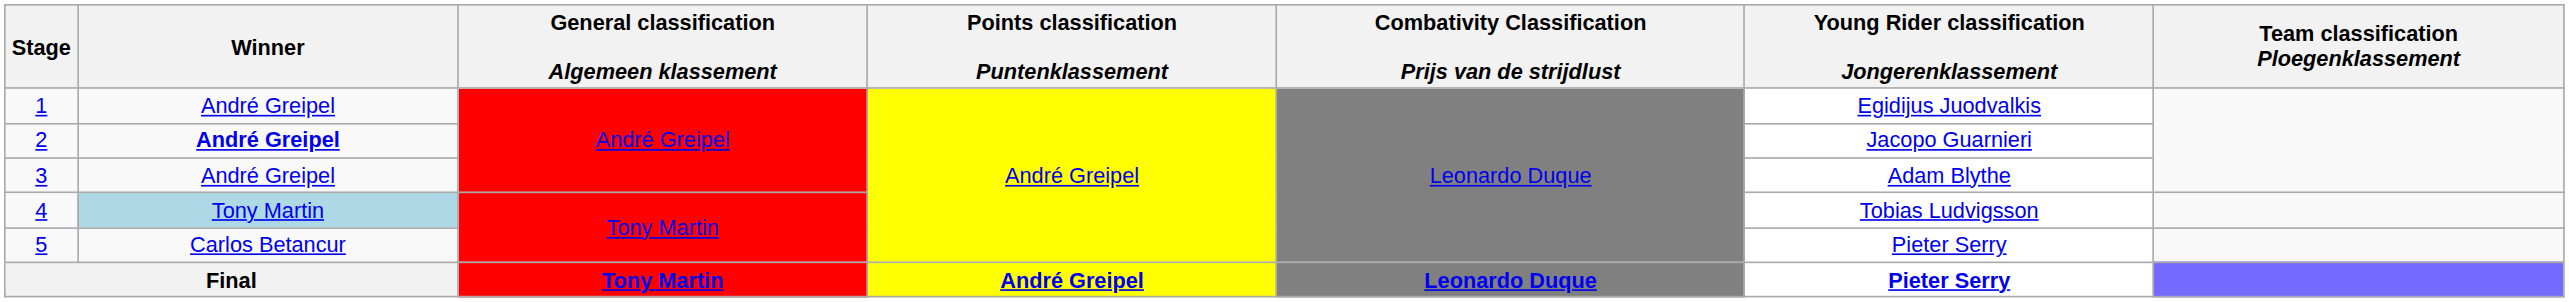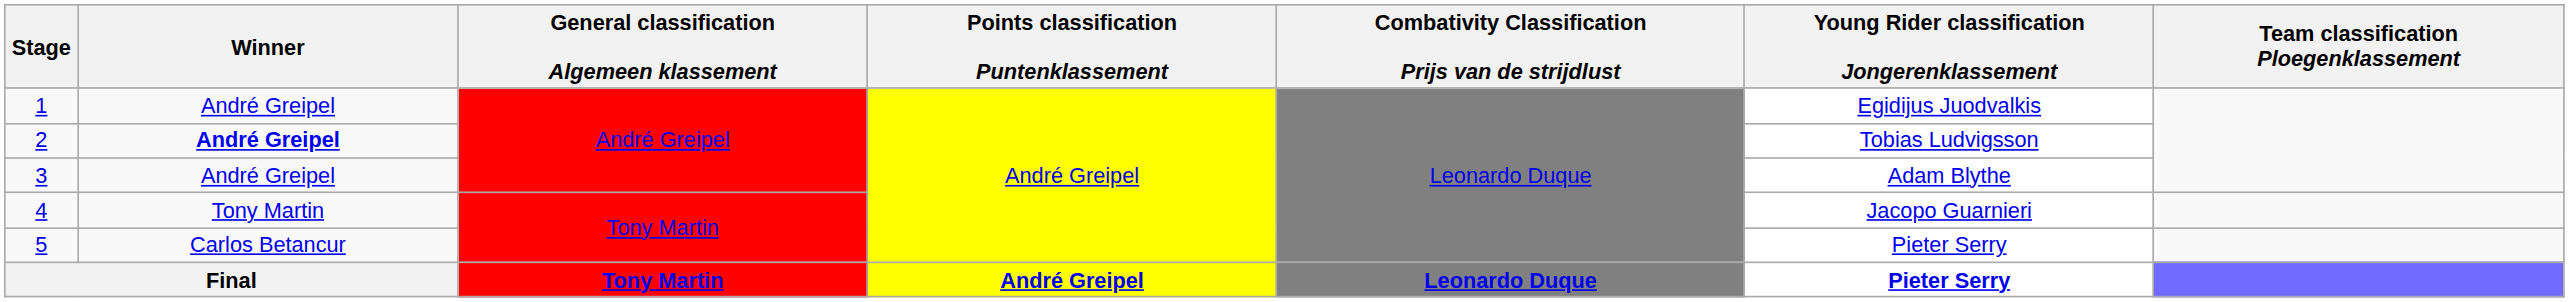(1949, 141) Jacopo Guarnieri -> (1949, 141) Tobias Ludvigsson
(268, 210) lightblue background -> (268, 210) no background
(1949, 210) Tobias Ludvigsson -> (1949, 210) Jacopo Guarnieri
